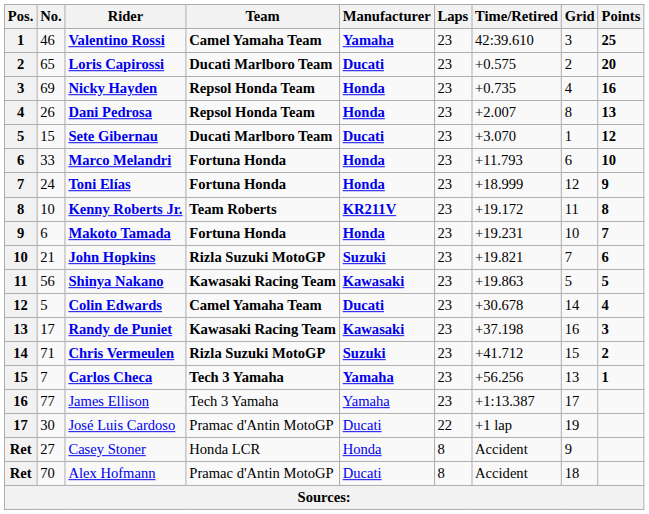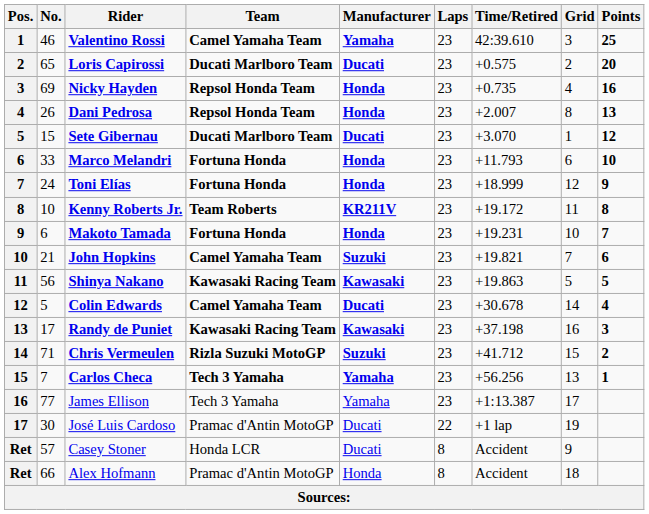(257, 257) Rizla Suzuki MotoGP -> (255, 257) Camel Yamaha Team
(47, 449) 27 -> (47, 449) 57
(362, 449) Honda -> (362, 449) Ducati
(47, 473) 70 -> (47, 473) 66
(362, 473) Ducati -> (362, 473) Honda
